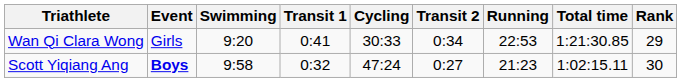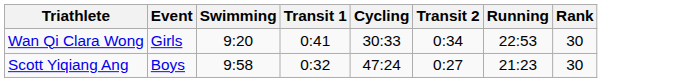- column: (592, 16)
(655, 41) 29 -> (575, 41) 30
(170, 65) bold -> (168, 65) normal
